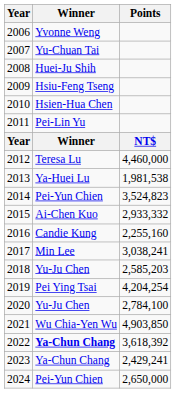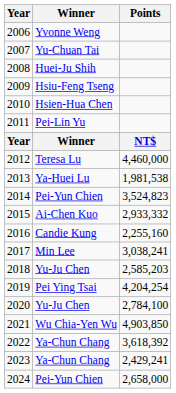(75, 342) bold -> (72, 342) normal
(145, 379) 2,650,000 -> (145, 379) 2,658,000
